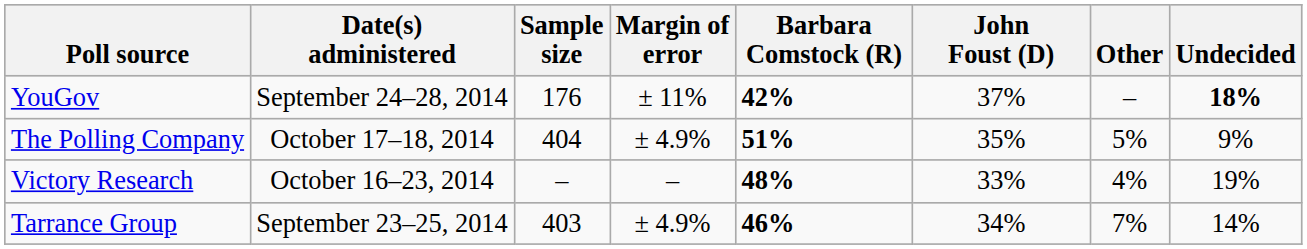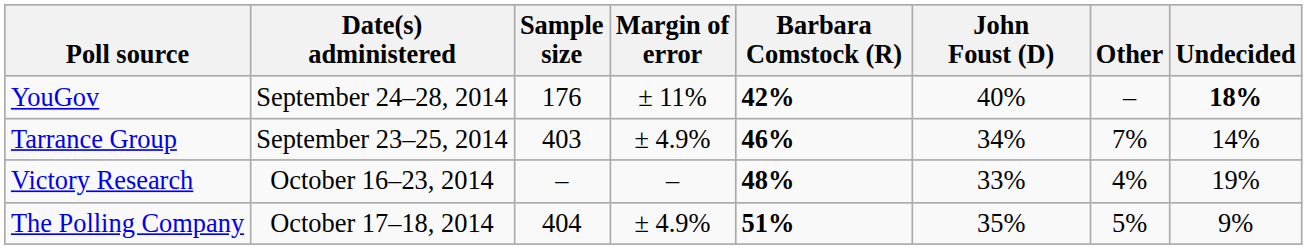(1001, 97) 37% -> (1001, 97) 40%
rows swapped: (128, 138) <-> (94, 222)
